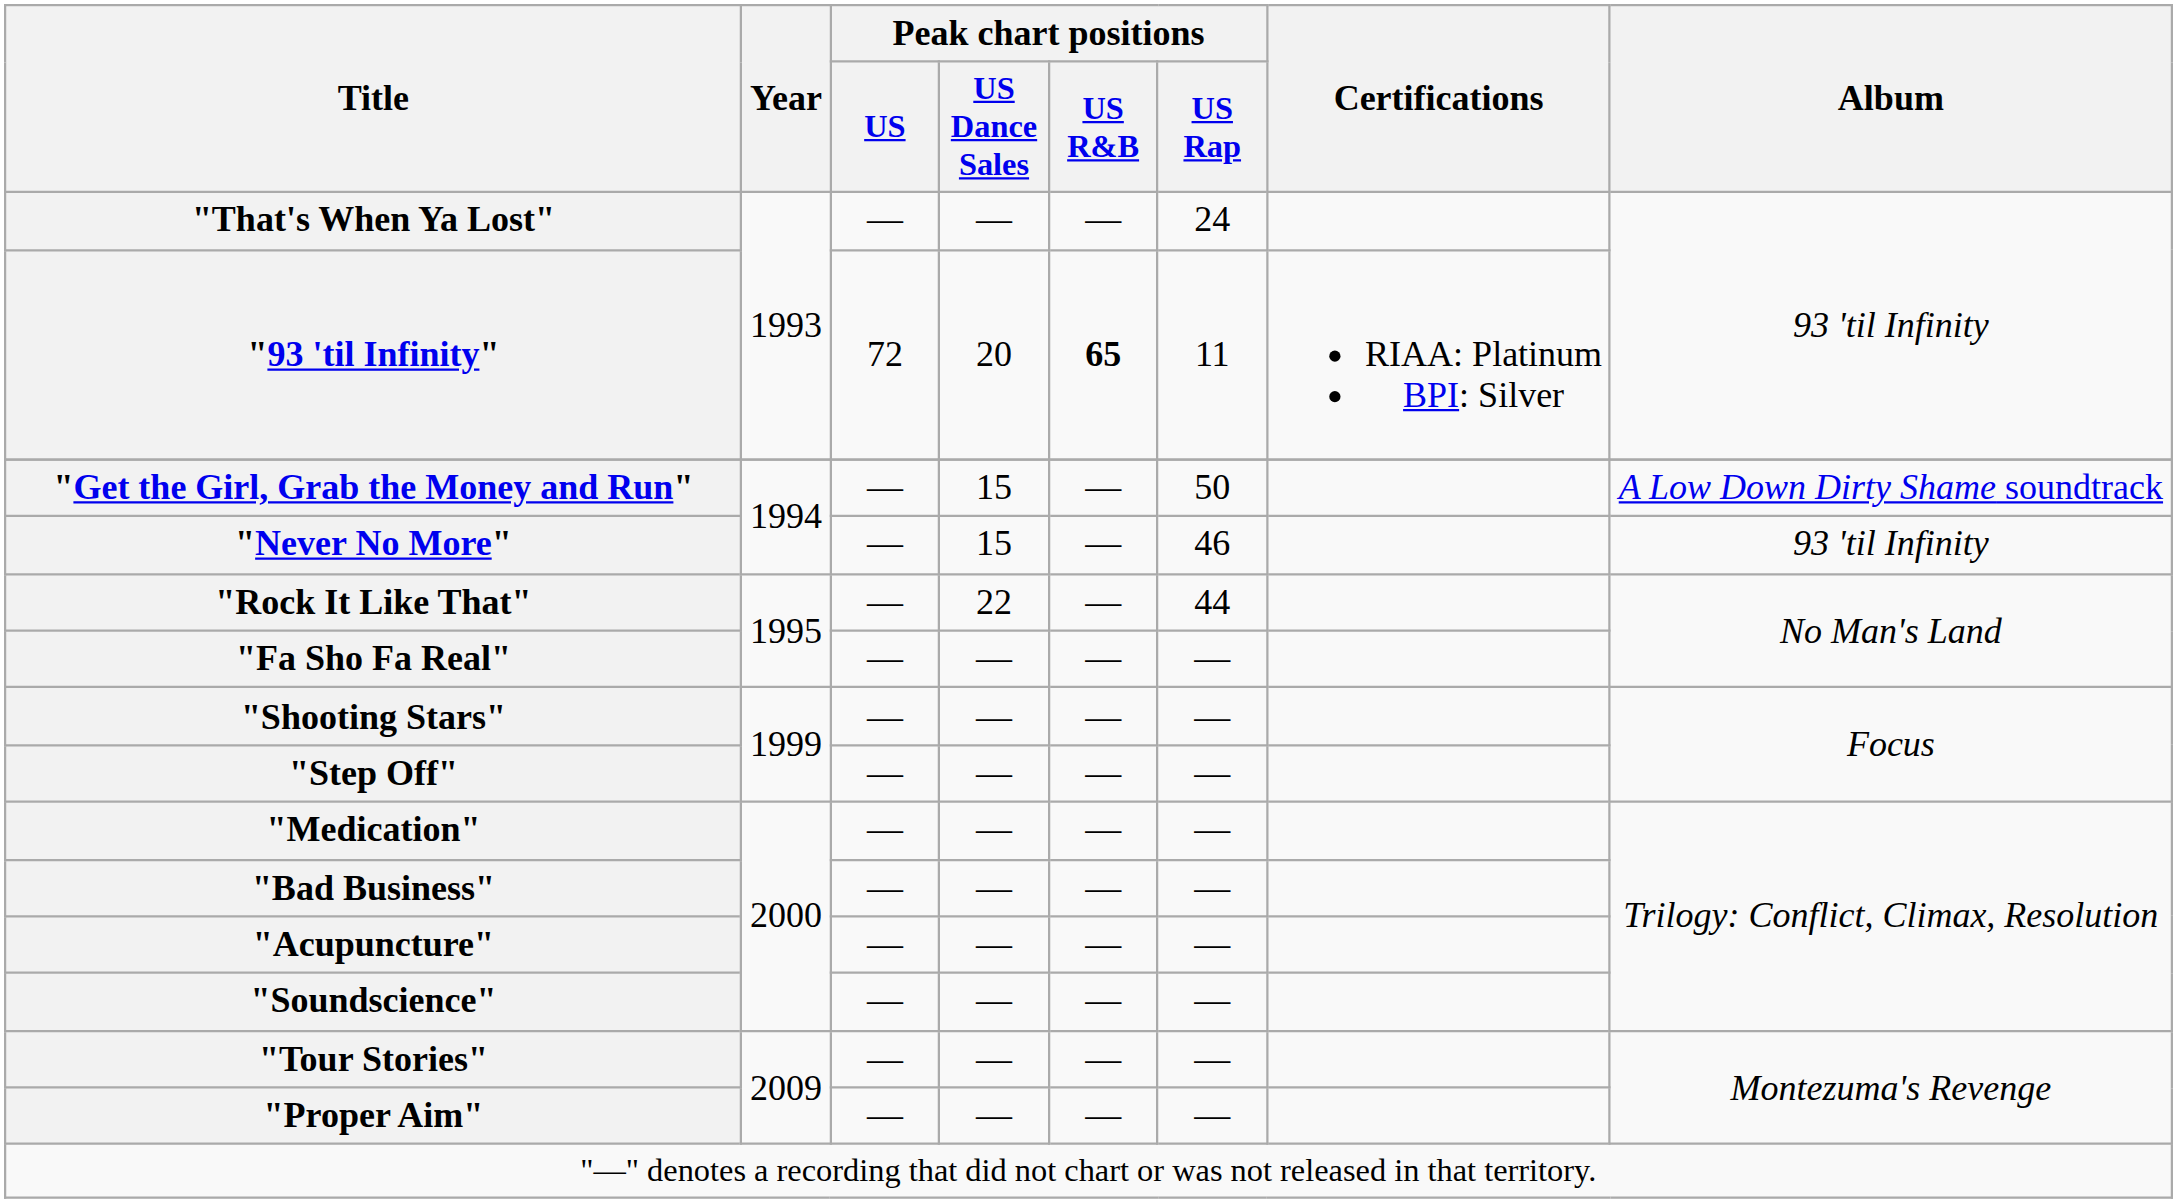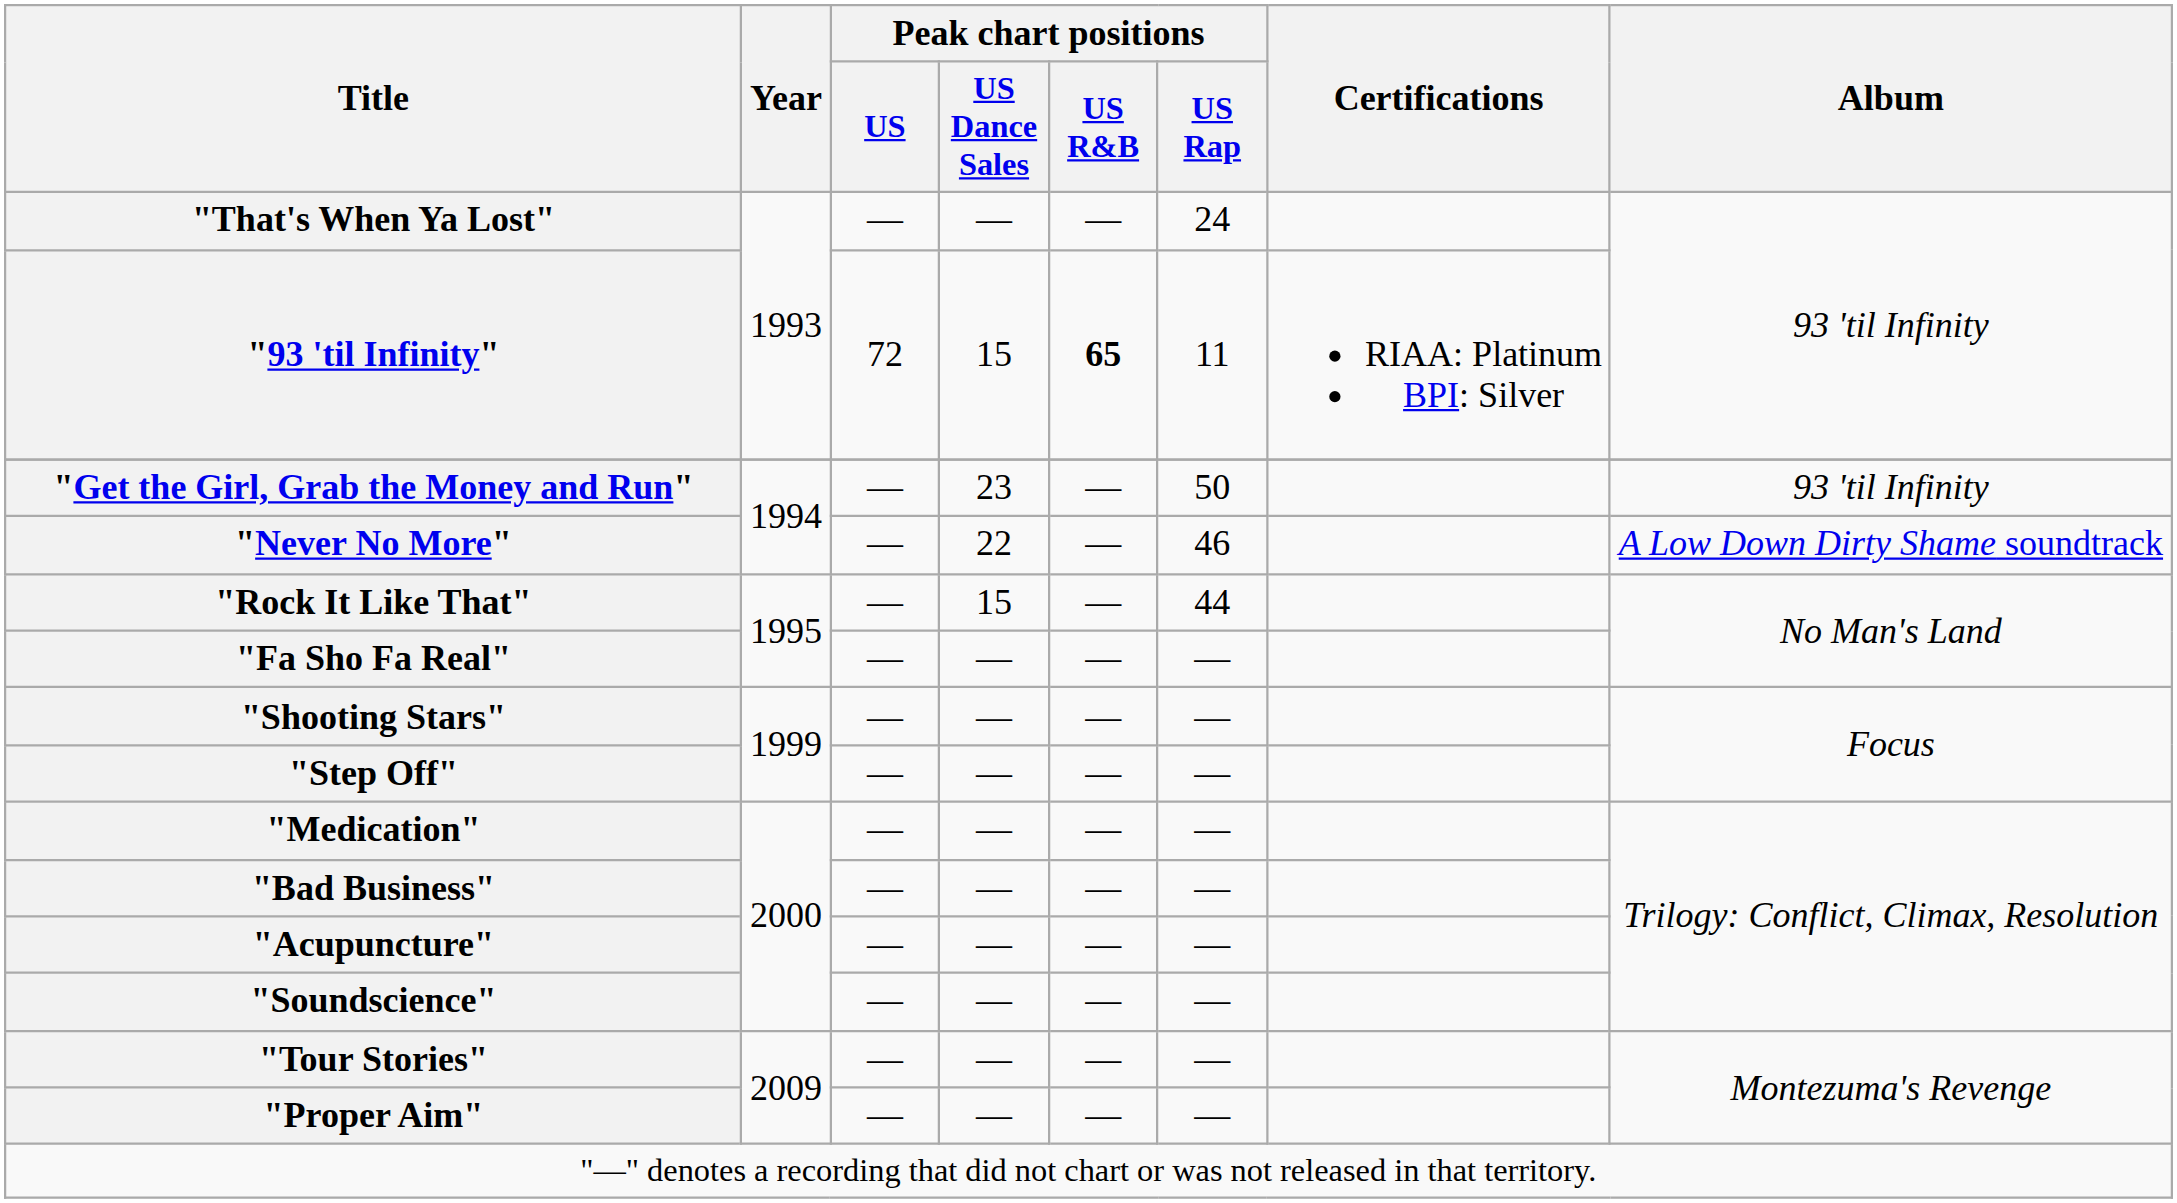(994, 353) 20 -> (994, 353) 15
(994, 487) 15 -> (994, 487) 23
(1891, 487) A Low Down Dirty Shame soundtrack -> (1891, 487) 93 'til Infinity
(994, 544) 15 -> (994, 544) 22
(1891, 544) 93 'til Infinity -> (1891, 544) A Low Down Dirty Shame soundtrack
(994, 601) 22 -> (994, 601) 15
